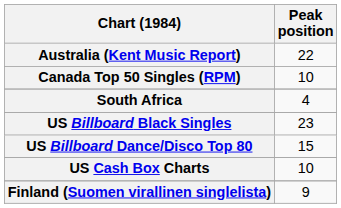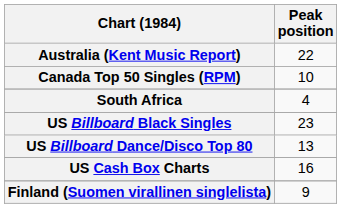(306, 146) 15 -> (306, 146) 13
(306, 169) 10 -> (306, 169) 16
